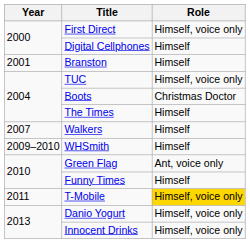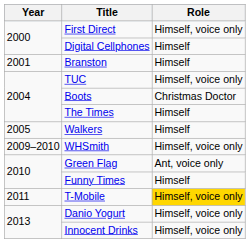(19, 130) 2007 -> (19, 130) 2005
(172, 146) Himself -> (198, 146) Himself, voice only
